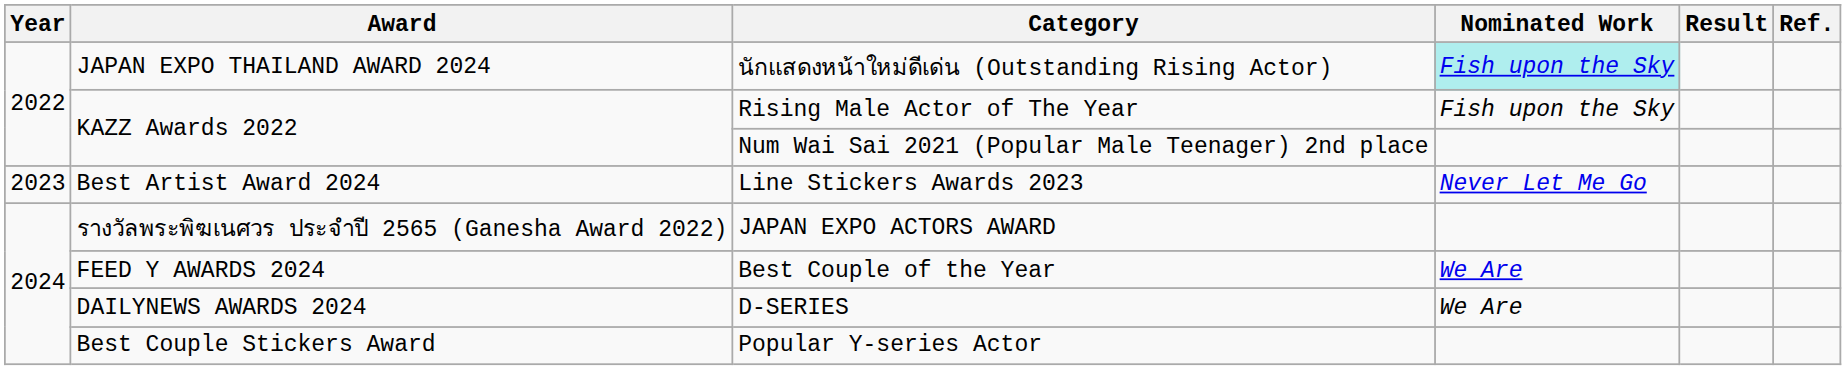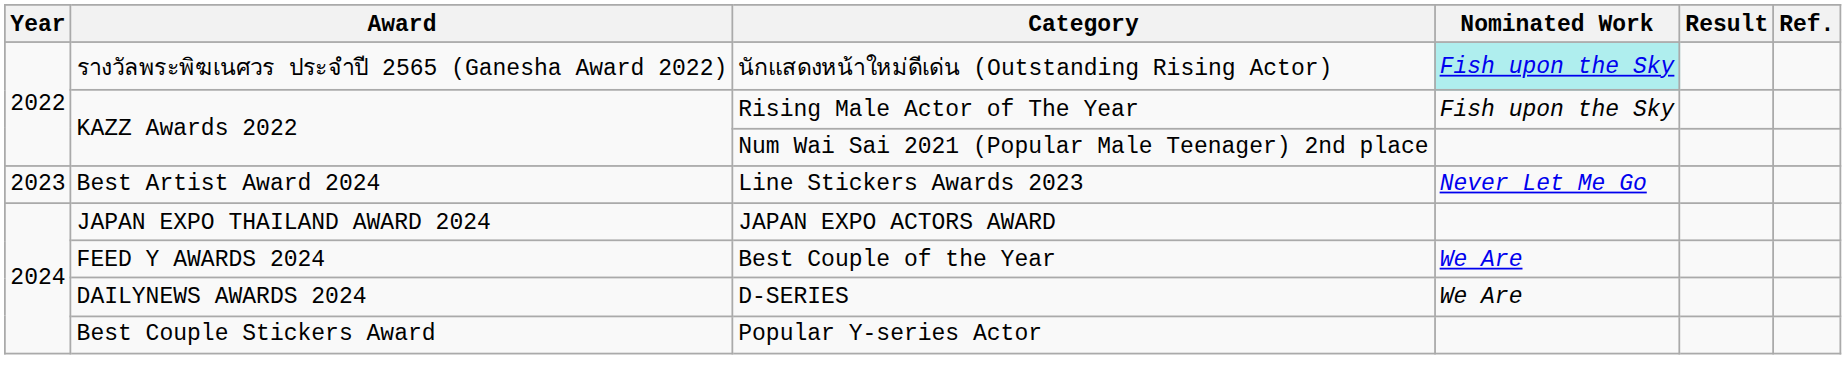(284, 66) JAPAN EXPO THAILAND AWARD 2024 -> (402, 68) รางวัลพระพิฆเนศวร ประจำปี 2565 (Ganesha Award 2022)
(402, 229) รางวัลพระพิฆเนศวร ประจำปี 2565 (Ganesha Award 2022) -> (284, 222) JAPAN EXPO THAILAND AWARD 2024
